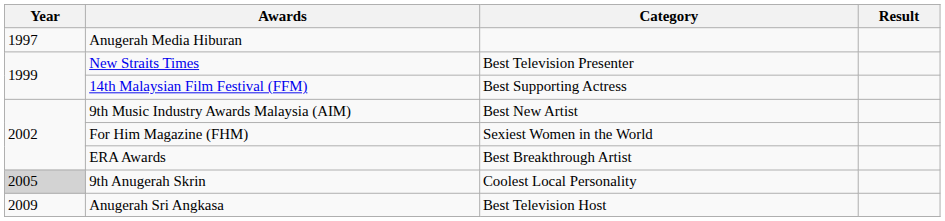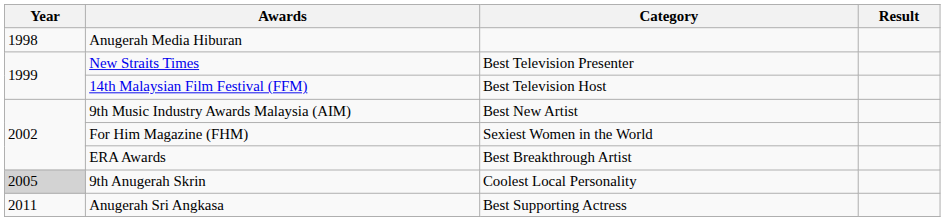(23, 39) 1997 -> (23, 39) 1998
(555, 87) Best Supporting Actress -> (545, 87) Best Television Host
(23, 205) 2009 -> (22, 205) 2011
(545, 205) Best Television Host -> (555, 205) Best Supporting Actress
